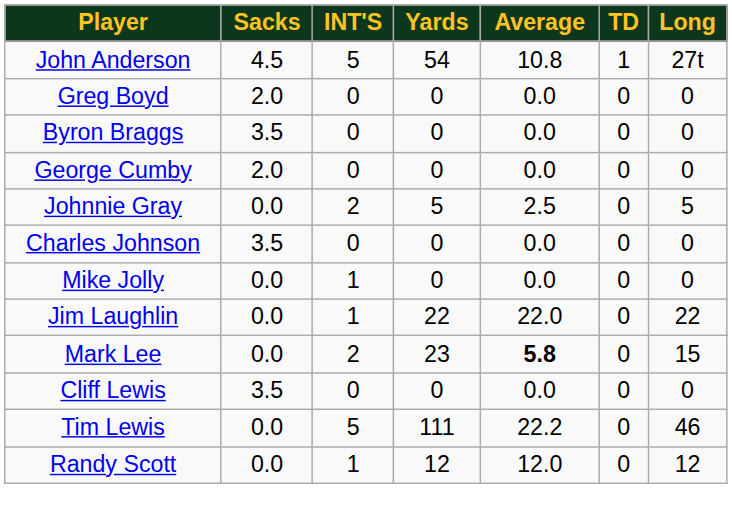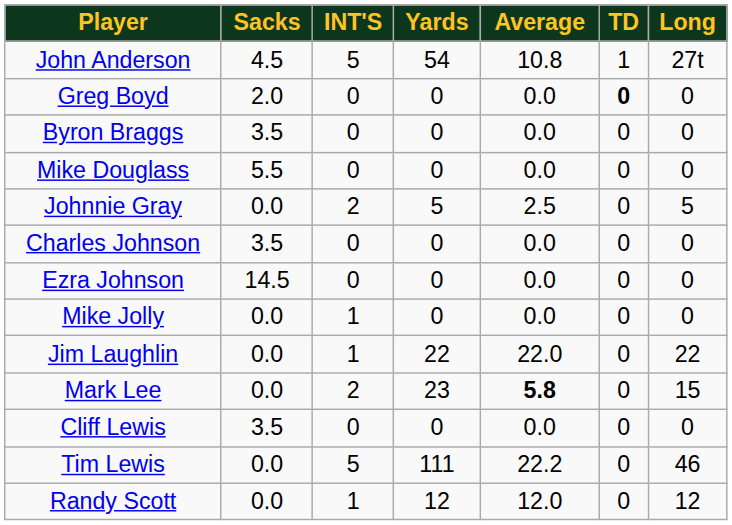(624, 96) normal -> (624, 96) bold
- row: (113, 170)
+ row: (113, 170)
+ row: (113, 280)
